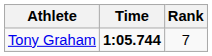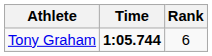(186, 40) 7 -> (186, 40) 6
